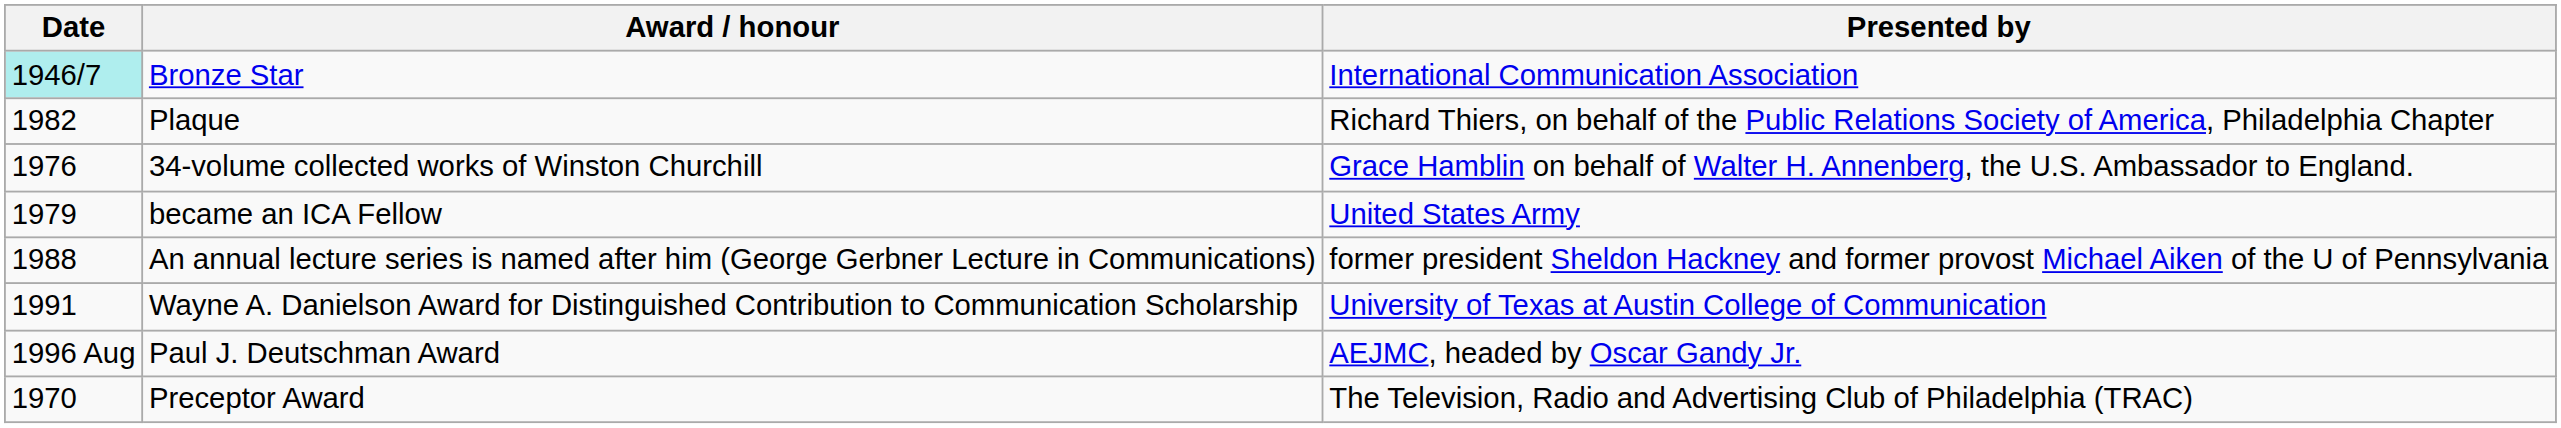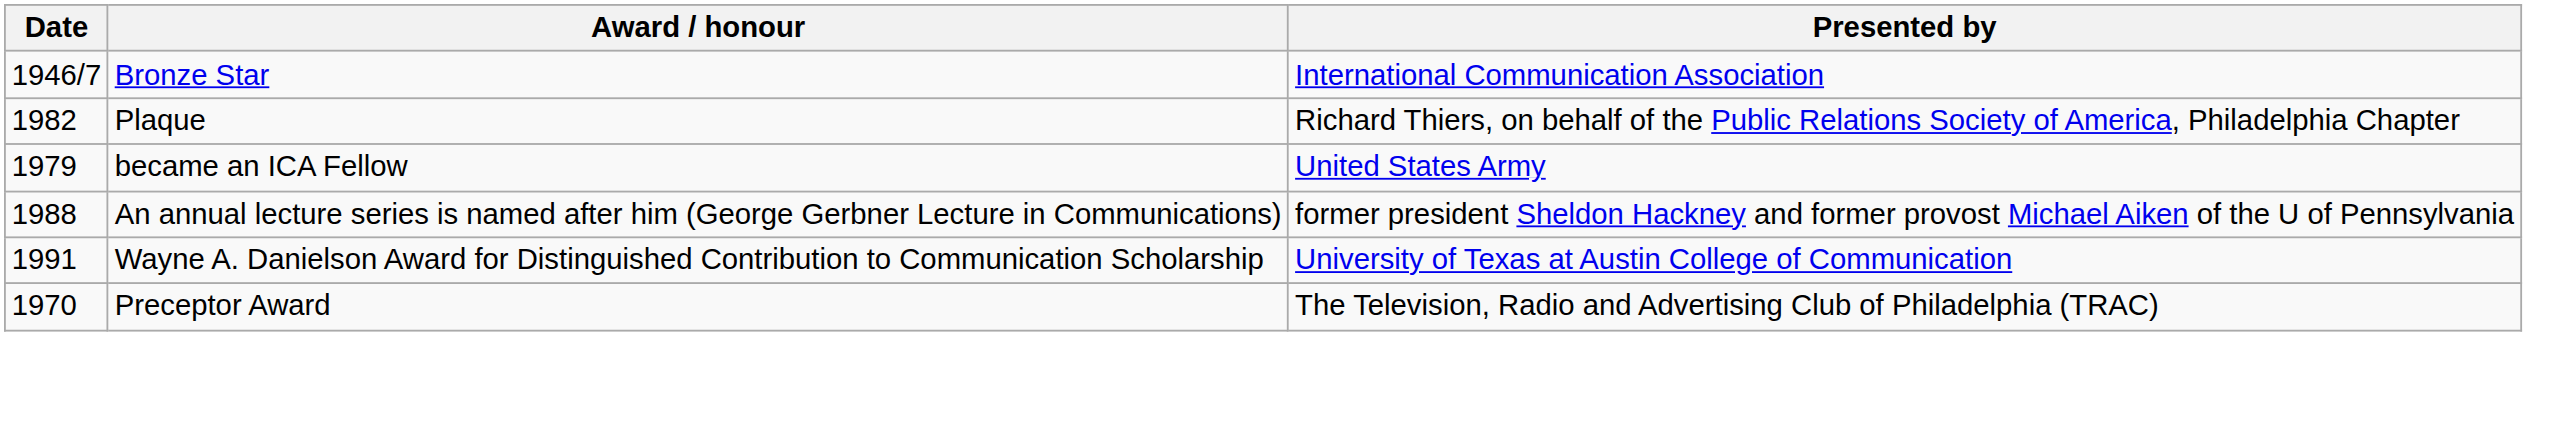(56, 74) paleturquoise background -> (56, 74) no background
- row: (456, 167)
- row: (324, 352)
